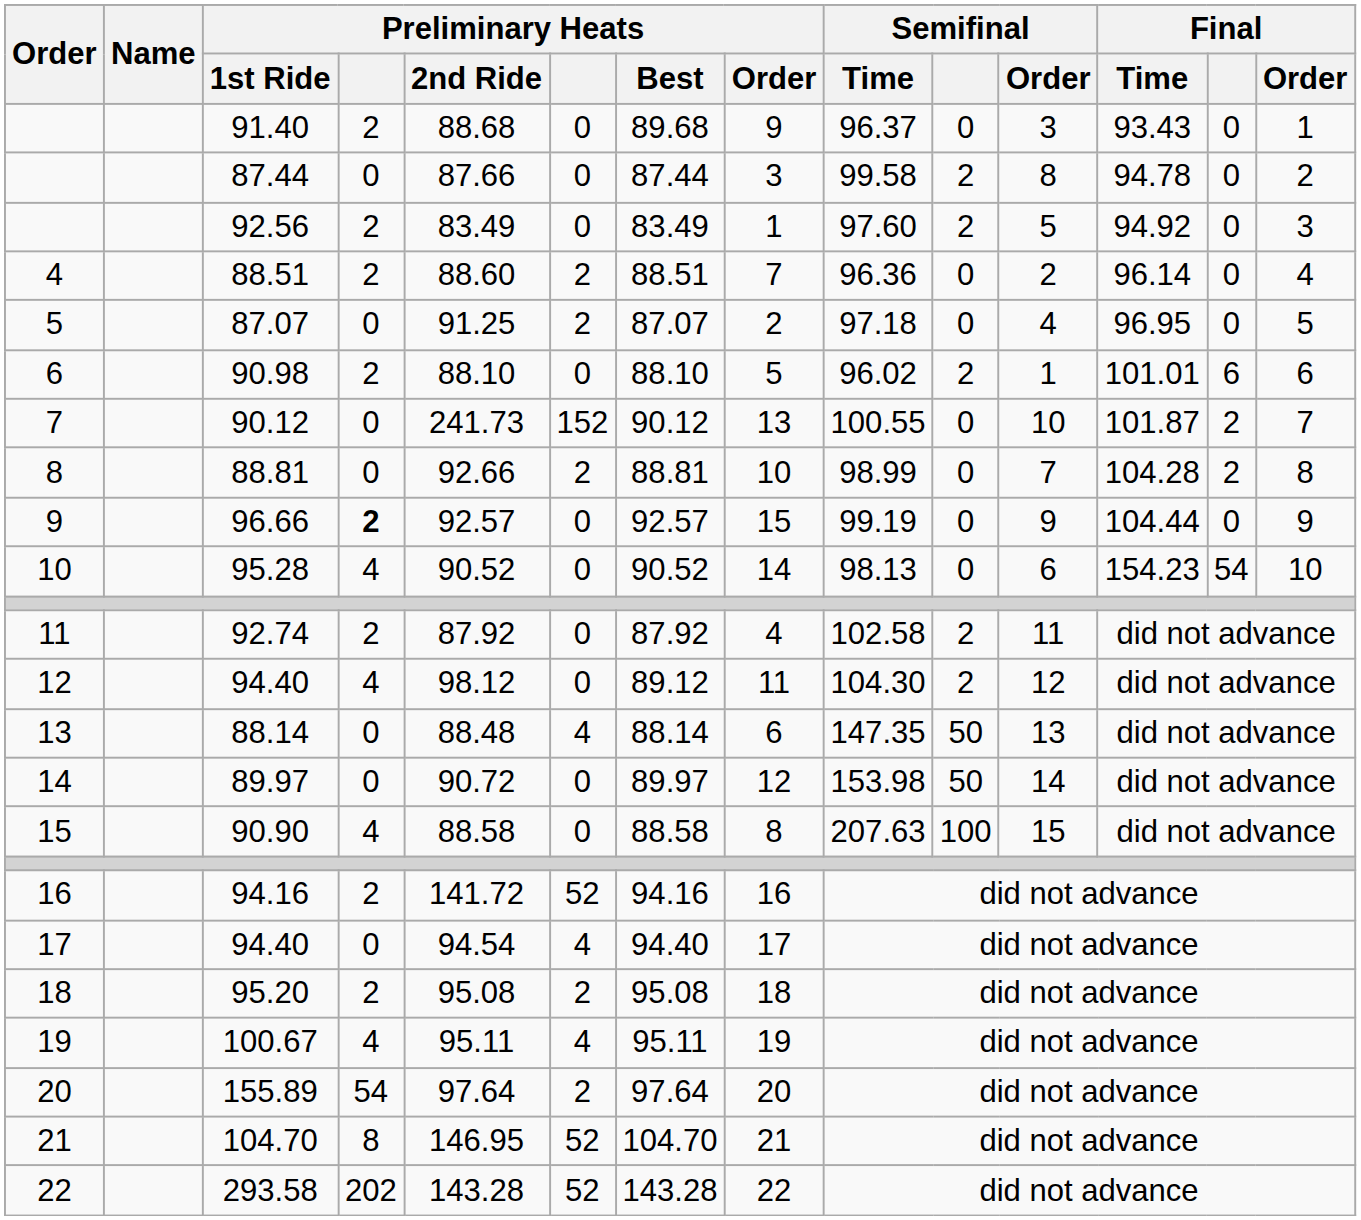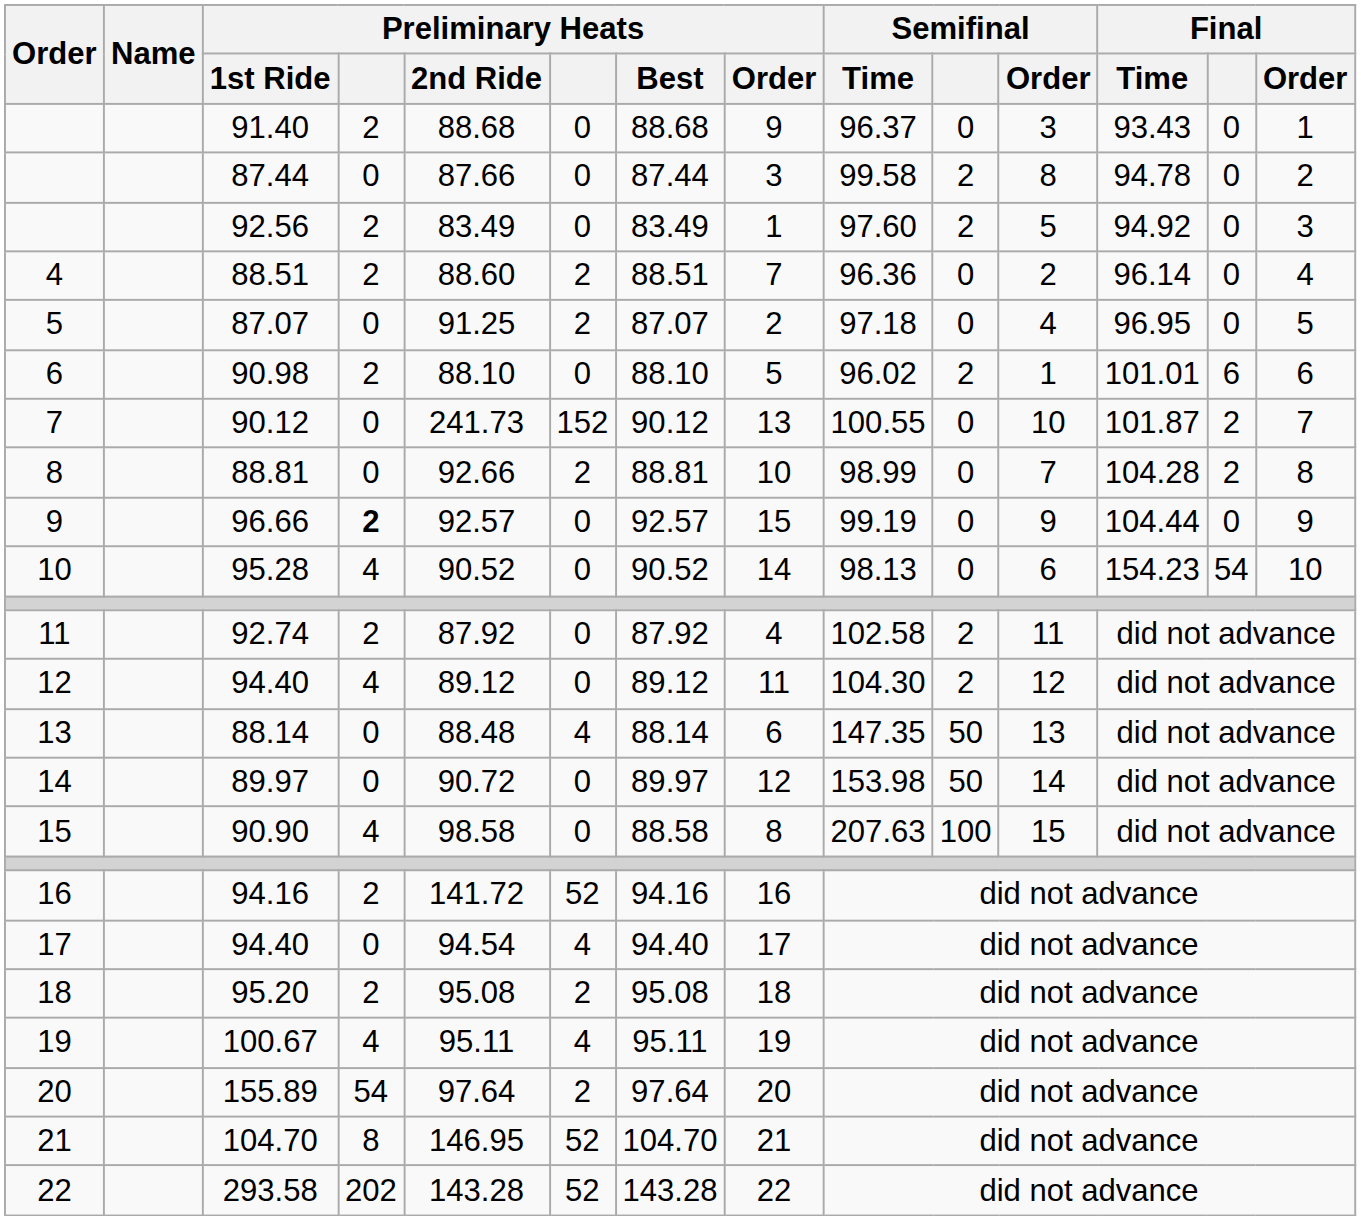(670, 127) 89.68 -> (670, 127) 88.68
(477, 683) 98.12 -> (477, 683) 89.12
(477, 831) 88.58 -> (477, 831) 98.58
